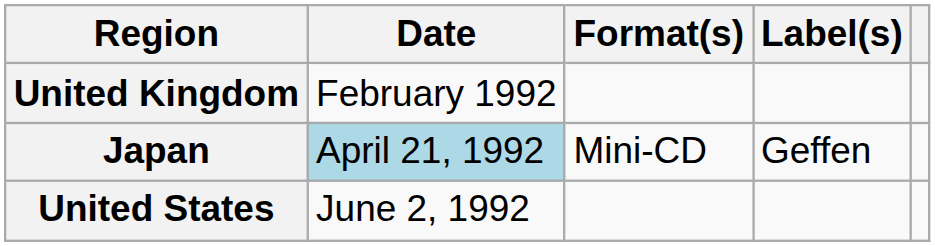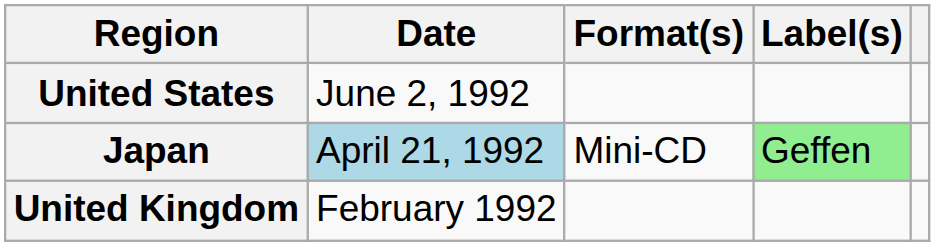rows swapped: (156, 92) <-> (156, 209)
(816, 151) no background -> (816, 151) lightgreen background
